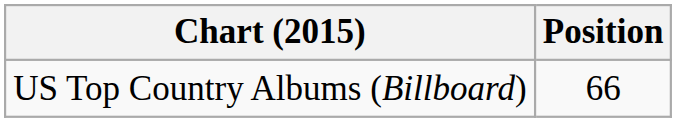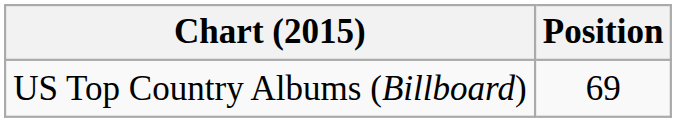(603, 87) 66 -> (603, 87) 69
